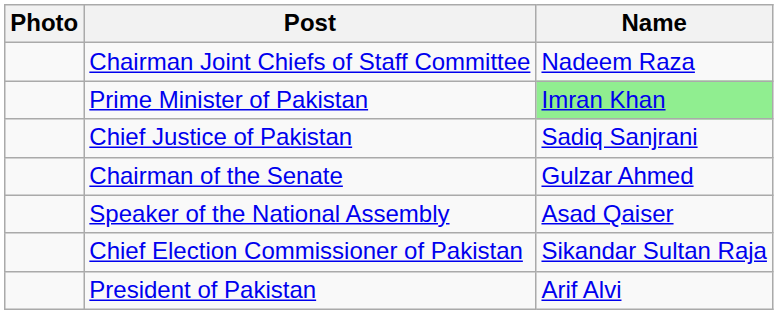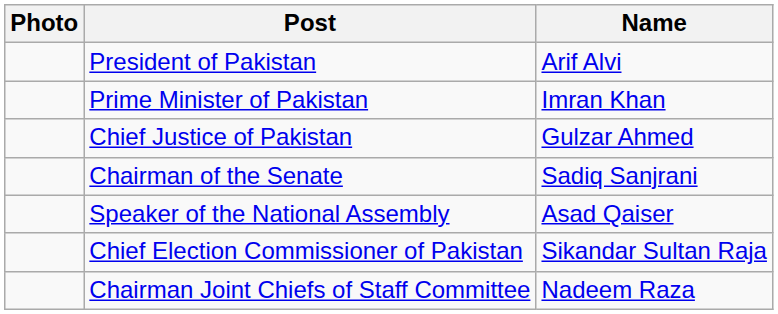rows swapped: (203, 289) <-> (310, 61)
(604, 99) lightgreen background -> (604, 99) no background
(620, 137) Sadiq Sanjrani -> (618, 137) Gulzar Ahmed
(618, 175) Gulzar Ahmed -> (620, 175) Sadiq Sanjrani
